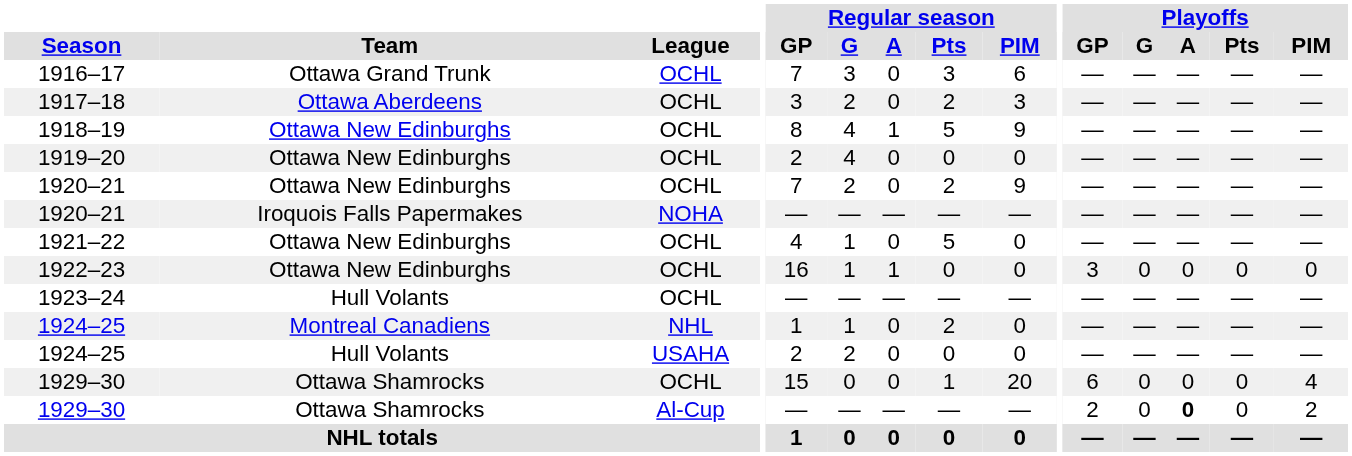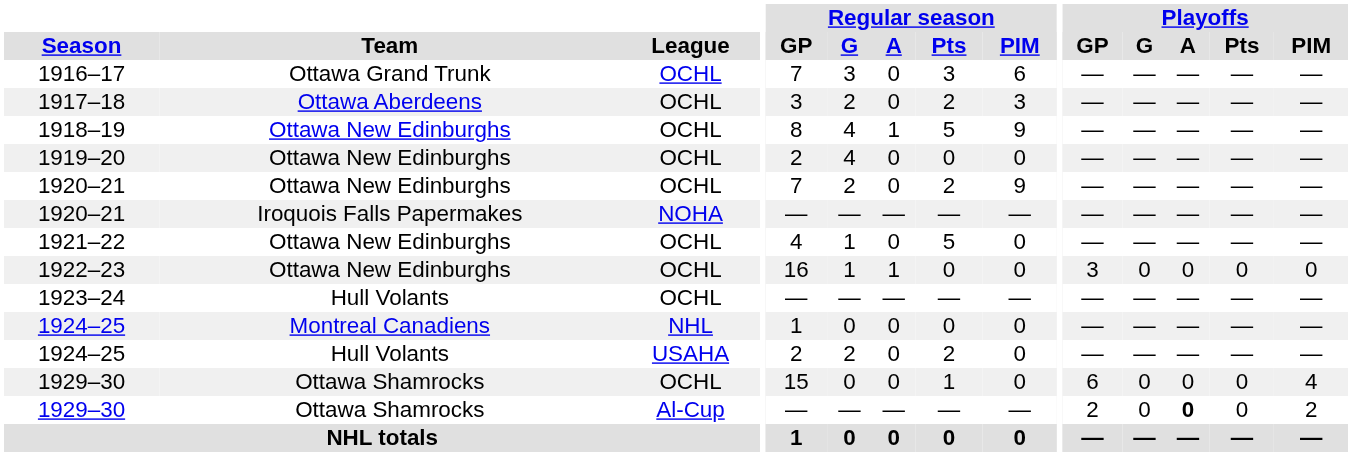(849, 325) 1 -> (849, 325) 0
(949, 325) 2 -> (949, 325) 0
(949, 353) 0 -> (949, 353) 2
(1020, 381) 20 -> (1020, 381) 0
